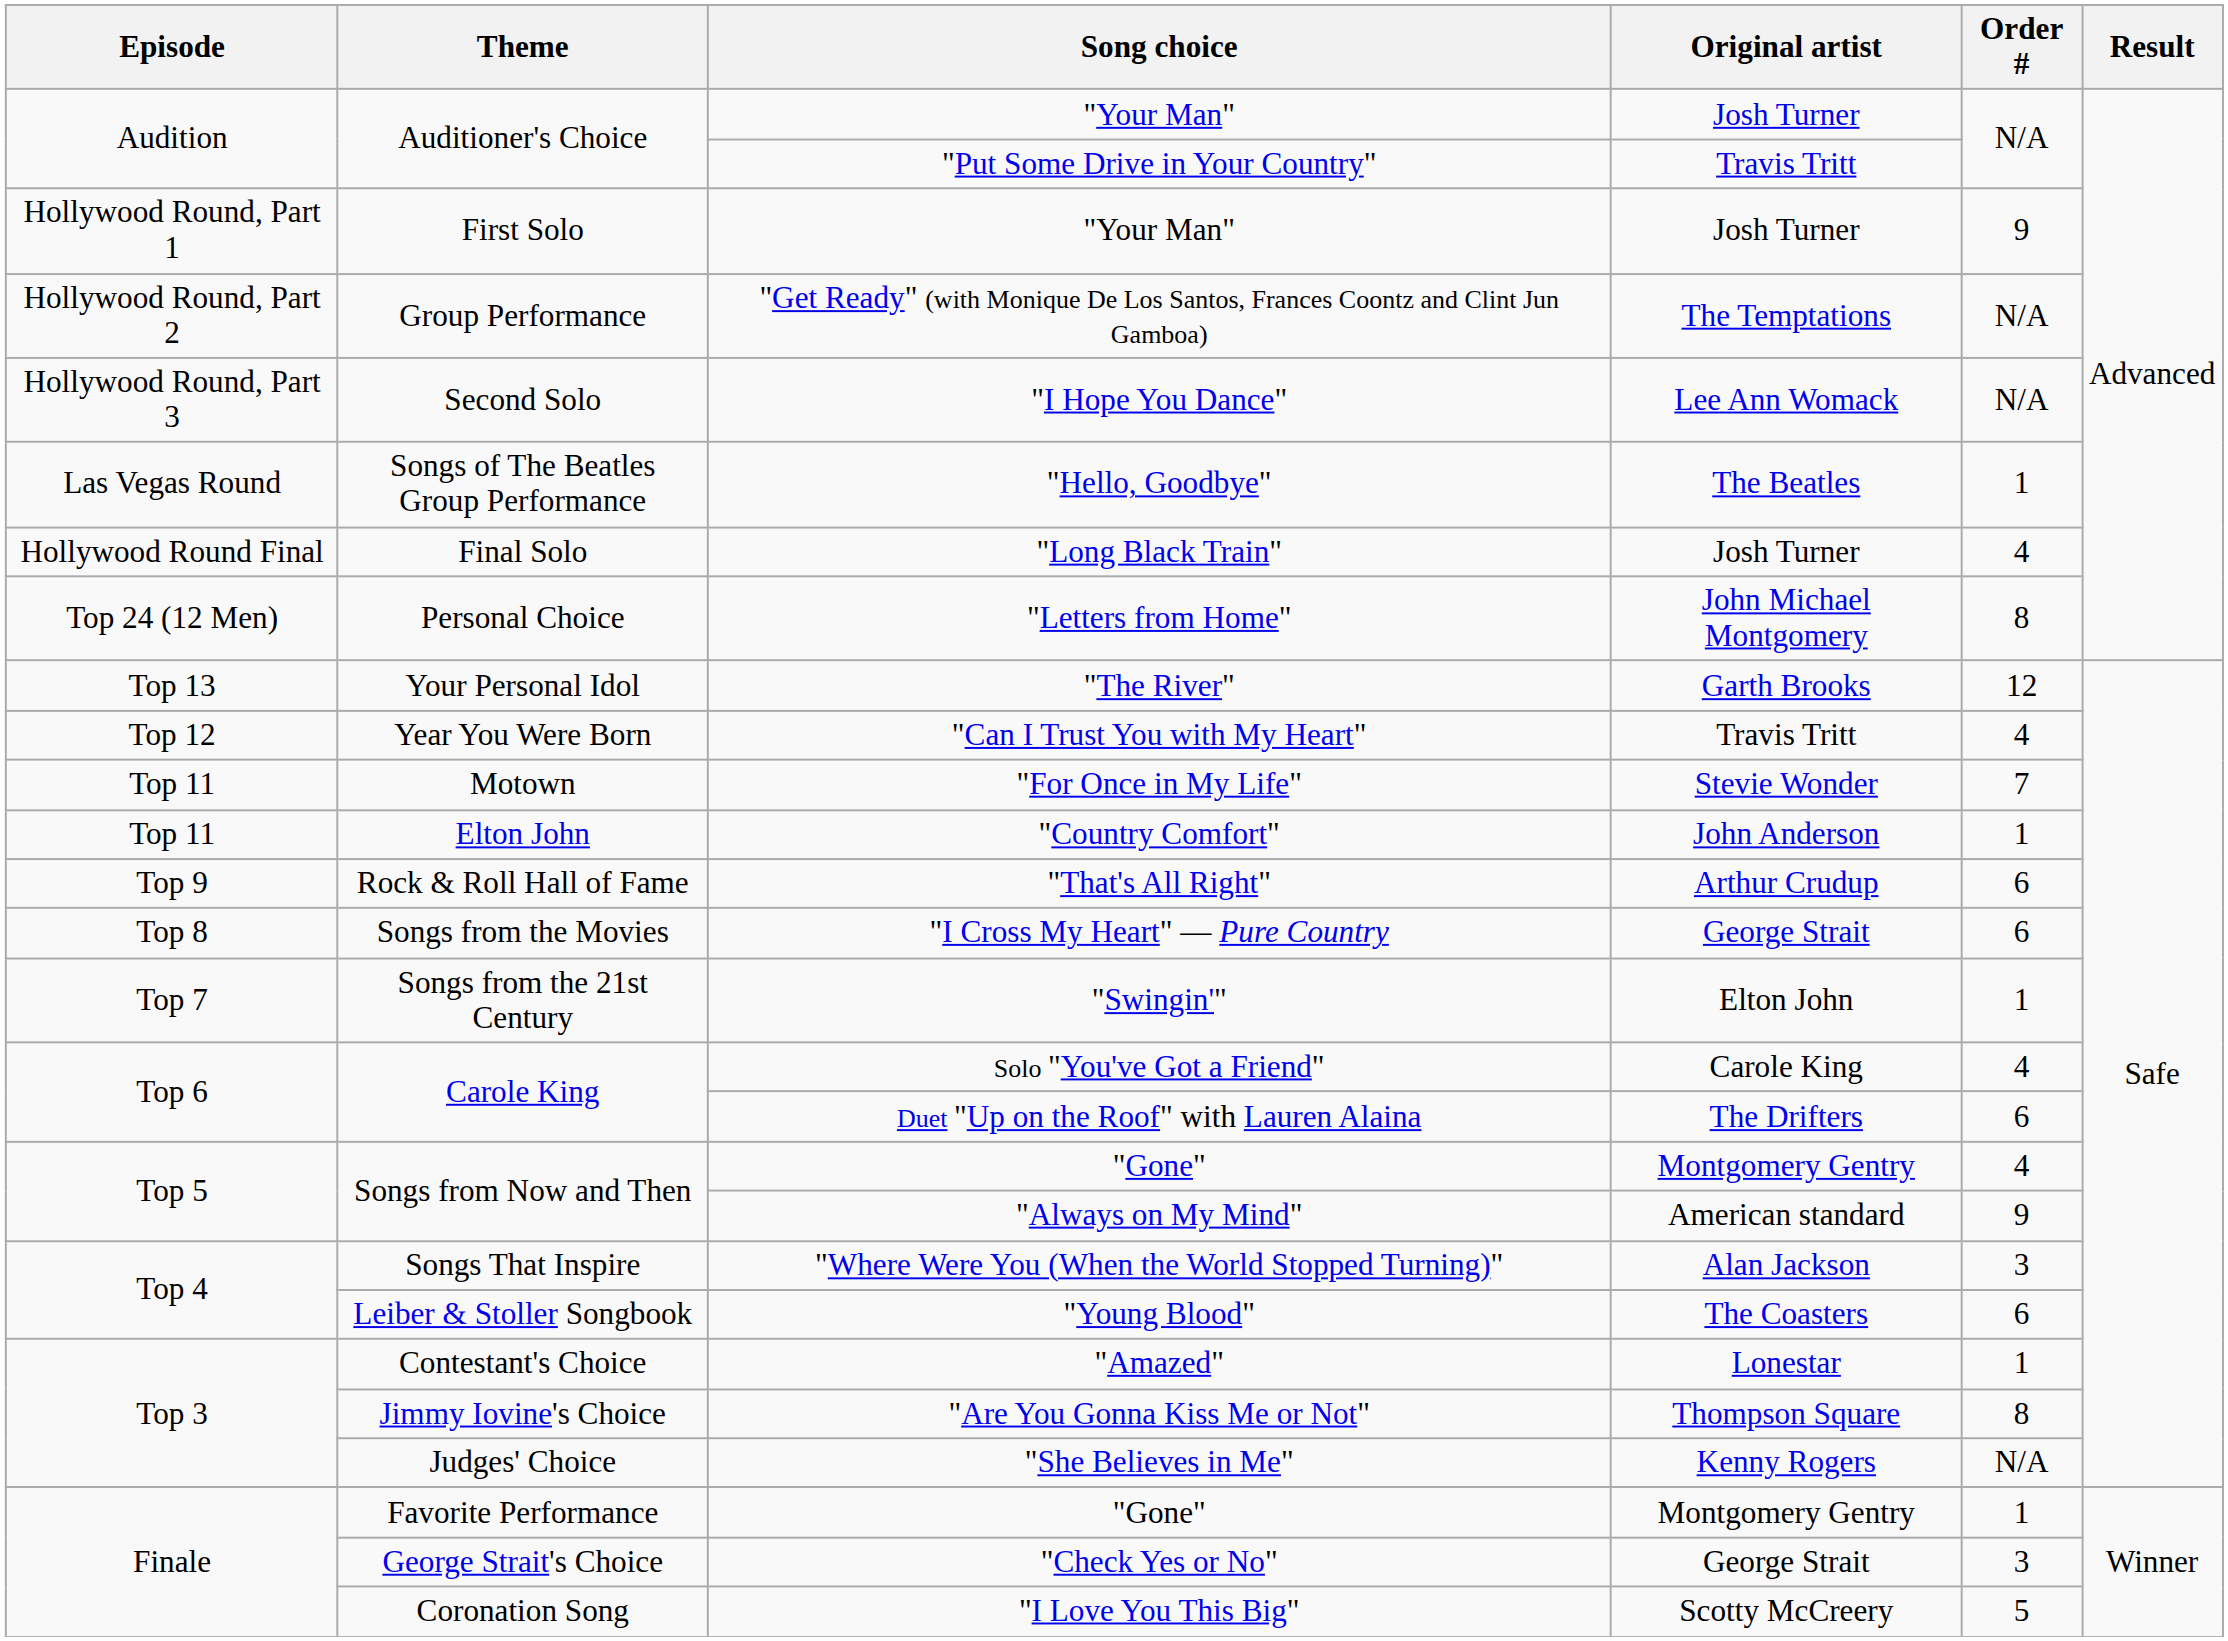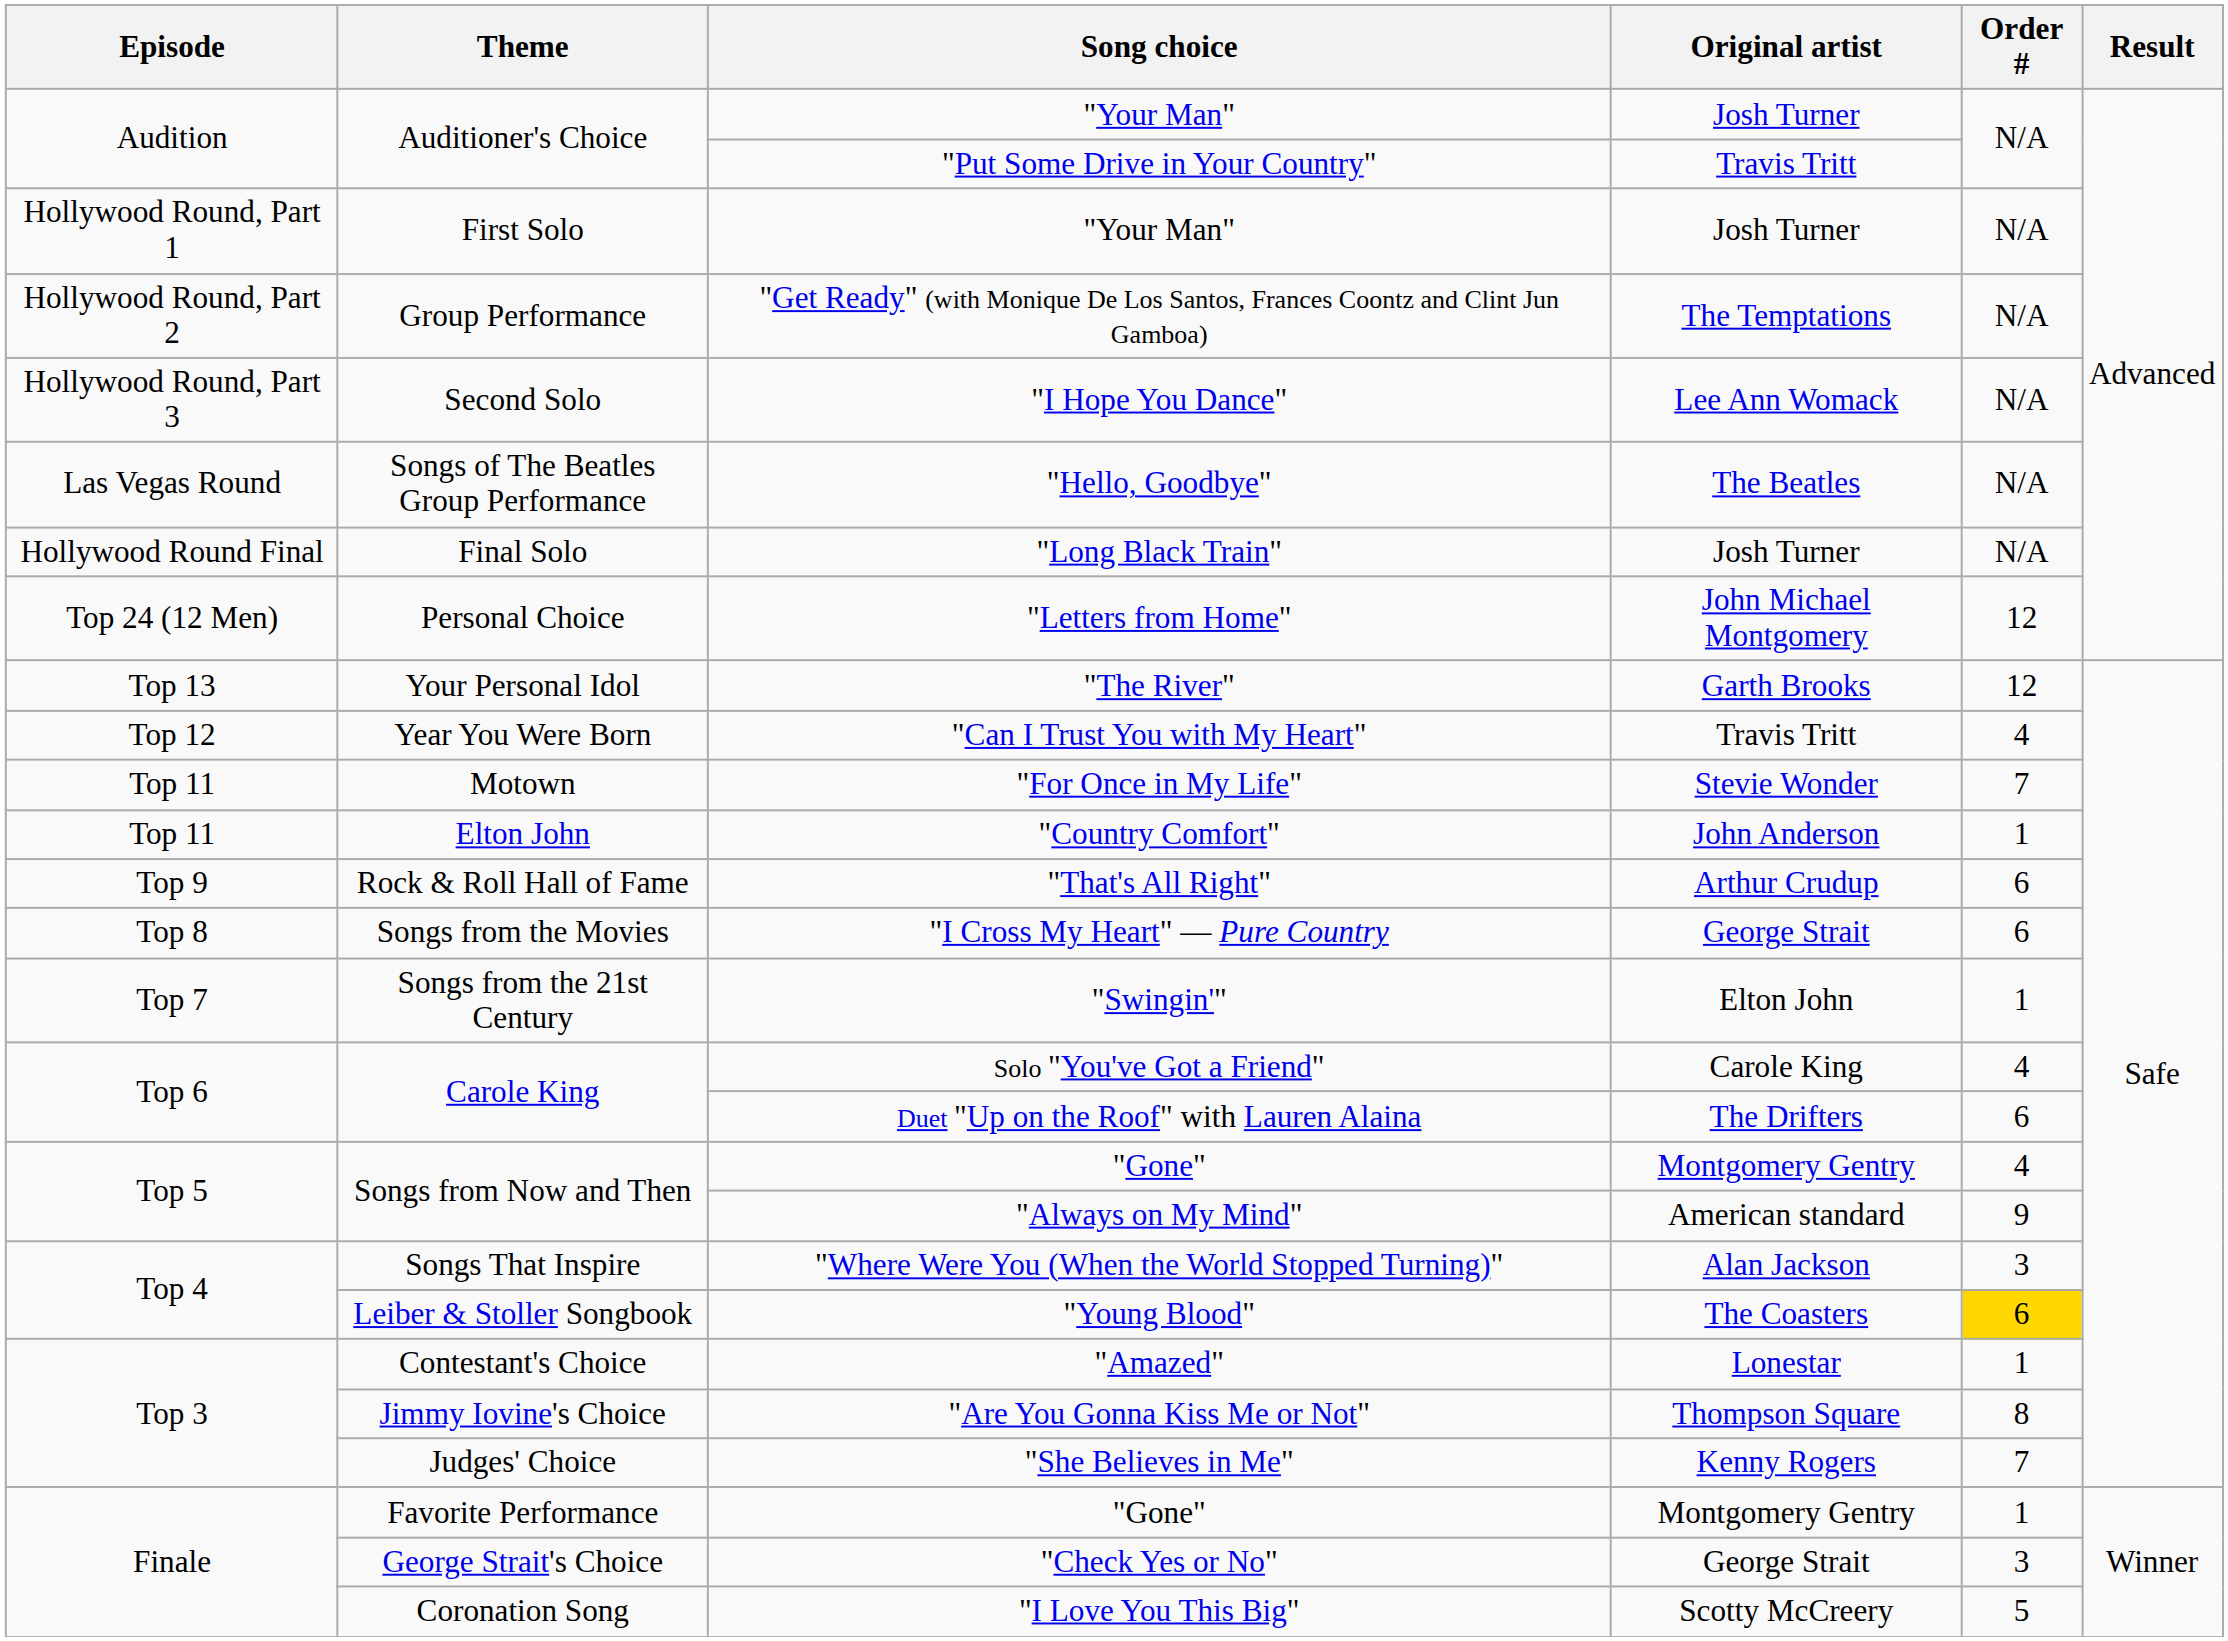(2022, 230) 9 -> (2022, 230) N/A
(2022, 484) 1 -> (2022, 484) N/A
(2022, 551) 4 -> (2022, 551) N/A
(2022, 618) 8 -> (2022, 618) 12
(2022, 1314) no background -> (2022, 1314) gold background
(2022, 1462) N/A -> (2022, 1462) 7
